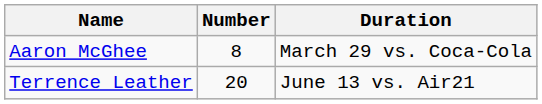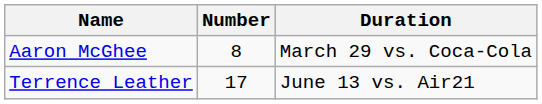(236, 83) 20 -> (236, 83) 17
